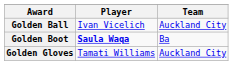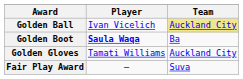(193, 25) no background -> (203, 25) khaki background
+ row: (45, 67)
